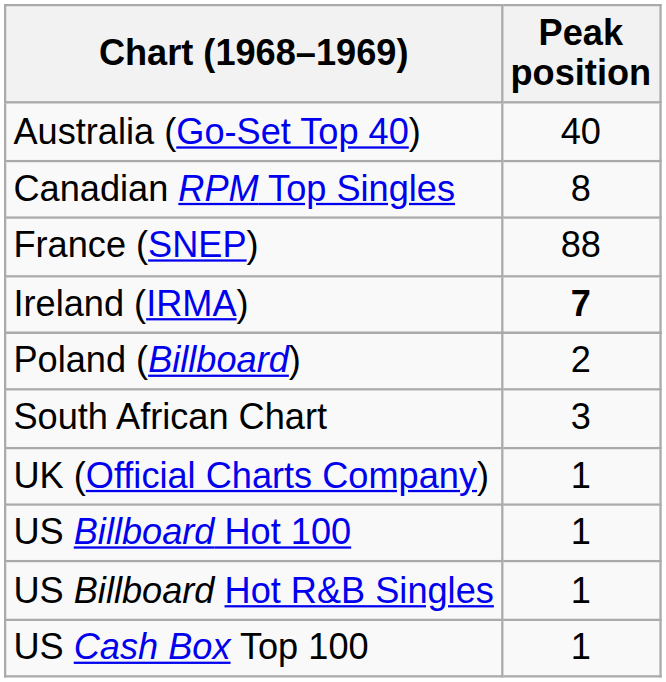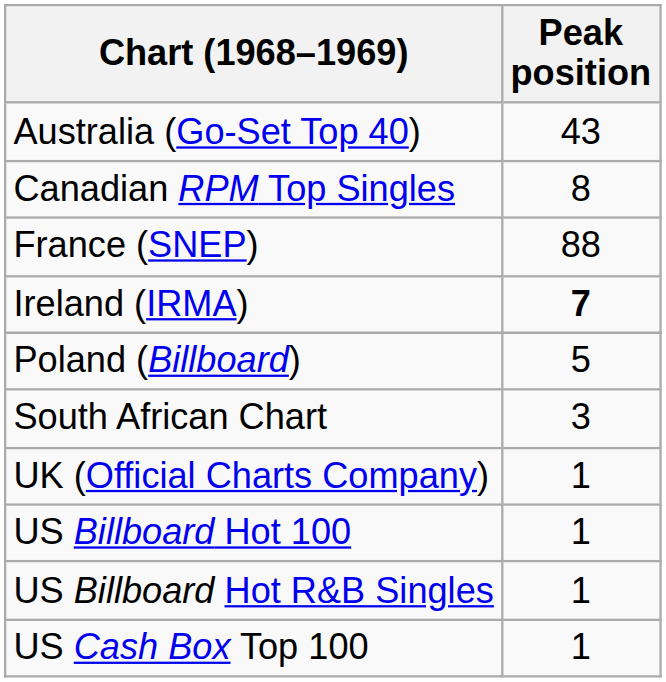(581, 131) 40 -> (581, 131) 43
(581, 360) 2 -> (581, 360) 5
